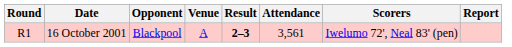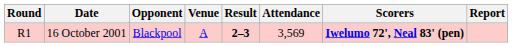(291, 32) 3,561 -> (291, 32) 3,569
(392, 32) normal -> (395, 32) bold
